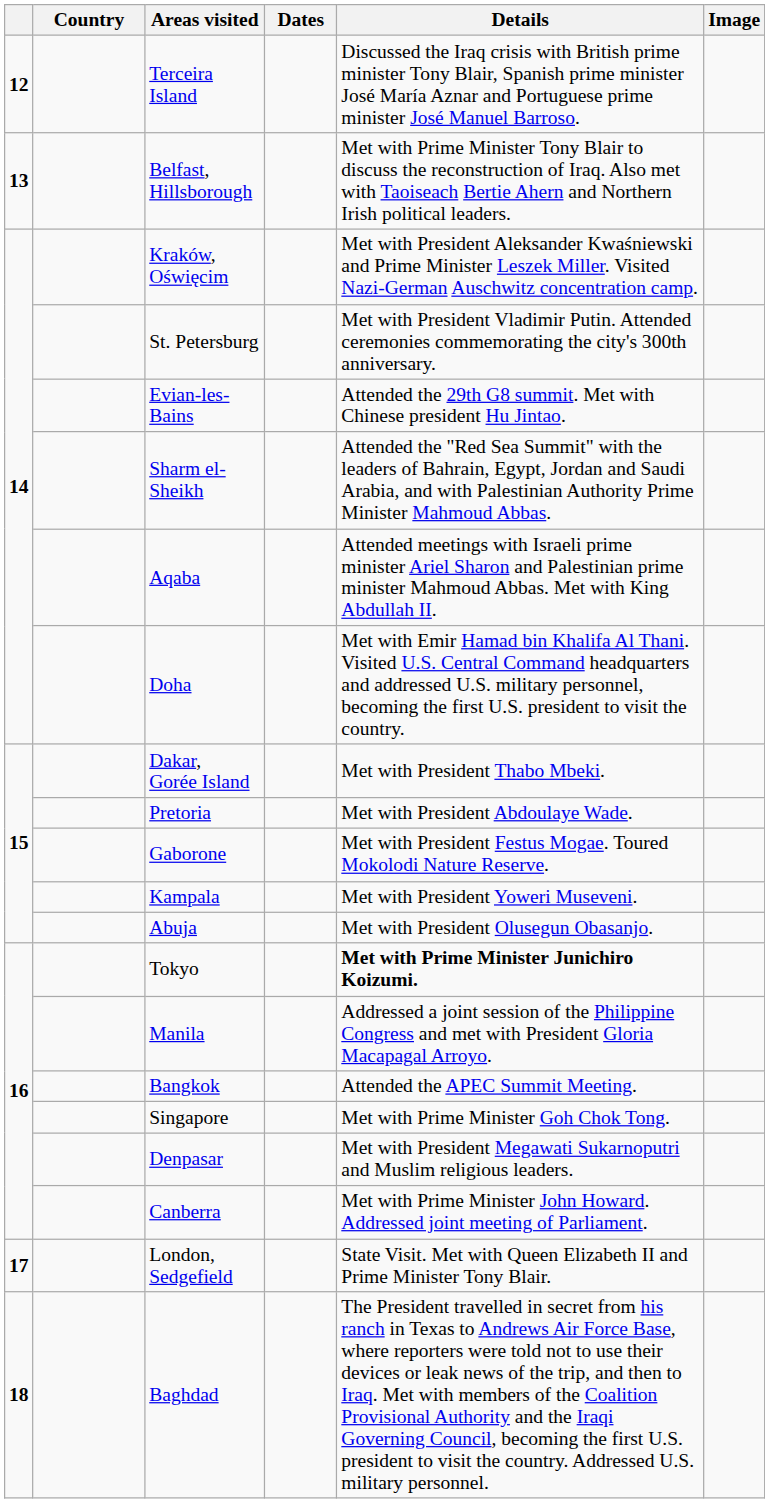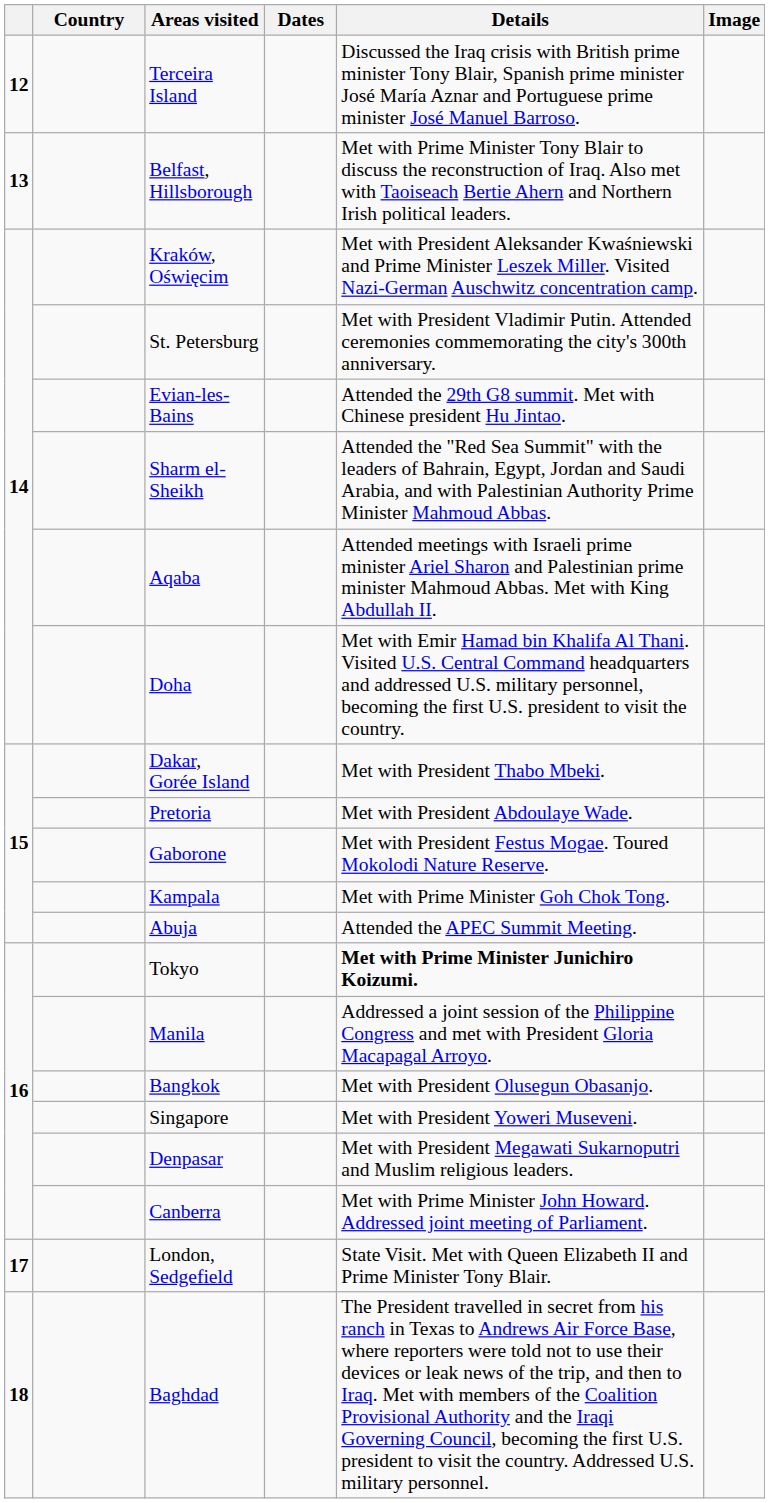(489, 896) Met with President Yoweri Museveni. -> (506, 896) Met with Prime Minister Goh Chok Tong.
(497, 927) Met with President Olusegun Obasanjo. -> (489, 927) Attended the APEC Summit Meeting.
(489, 1086) Attended the APEC Summit Meeting. -> (497, 1086) Met with President Olusegun Obasanjo.
(506, 1117) Met with Prime Minister Goh Chok Tong. -> (489, 1117) Met with President Yoweri Museveni.
